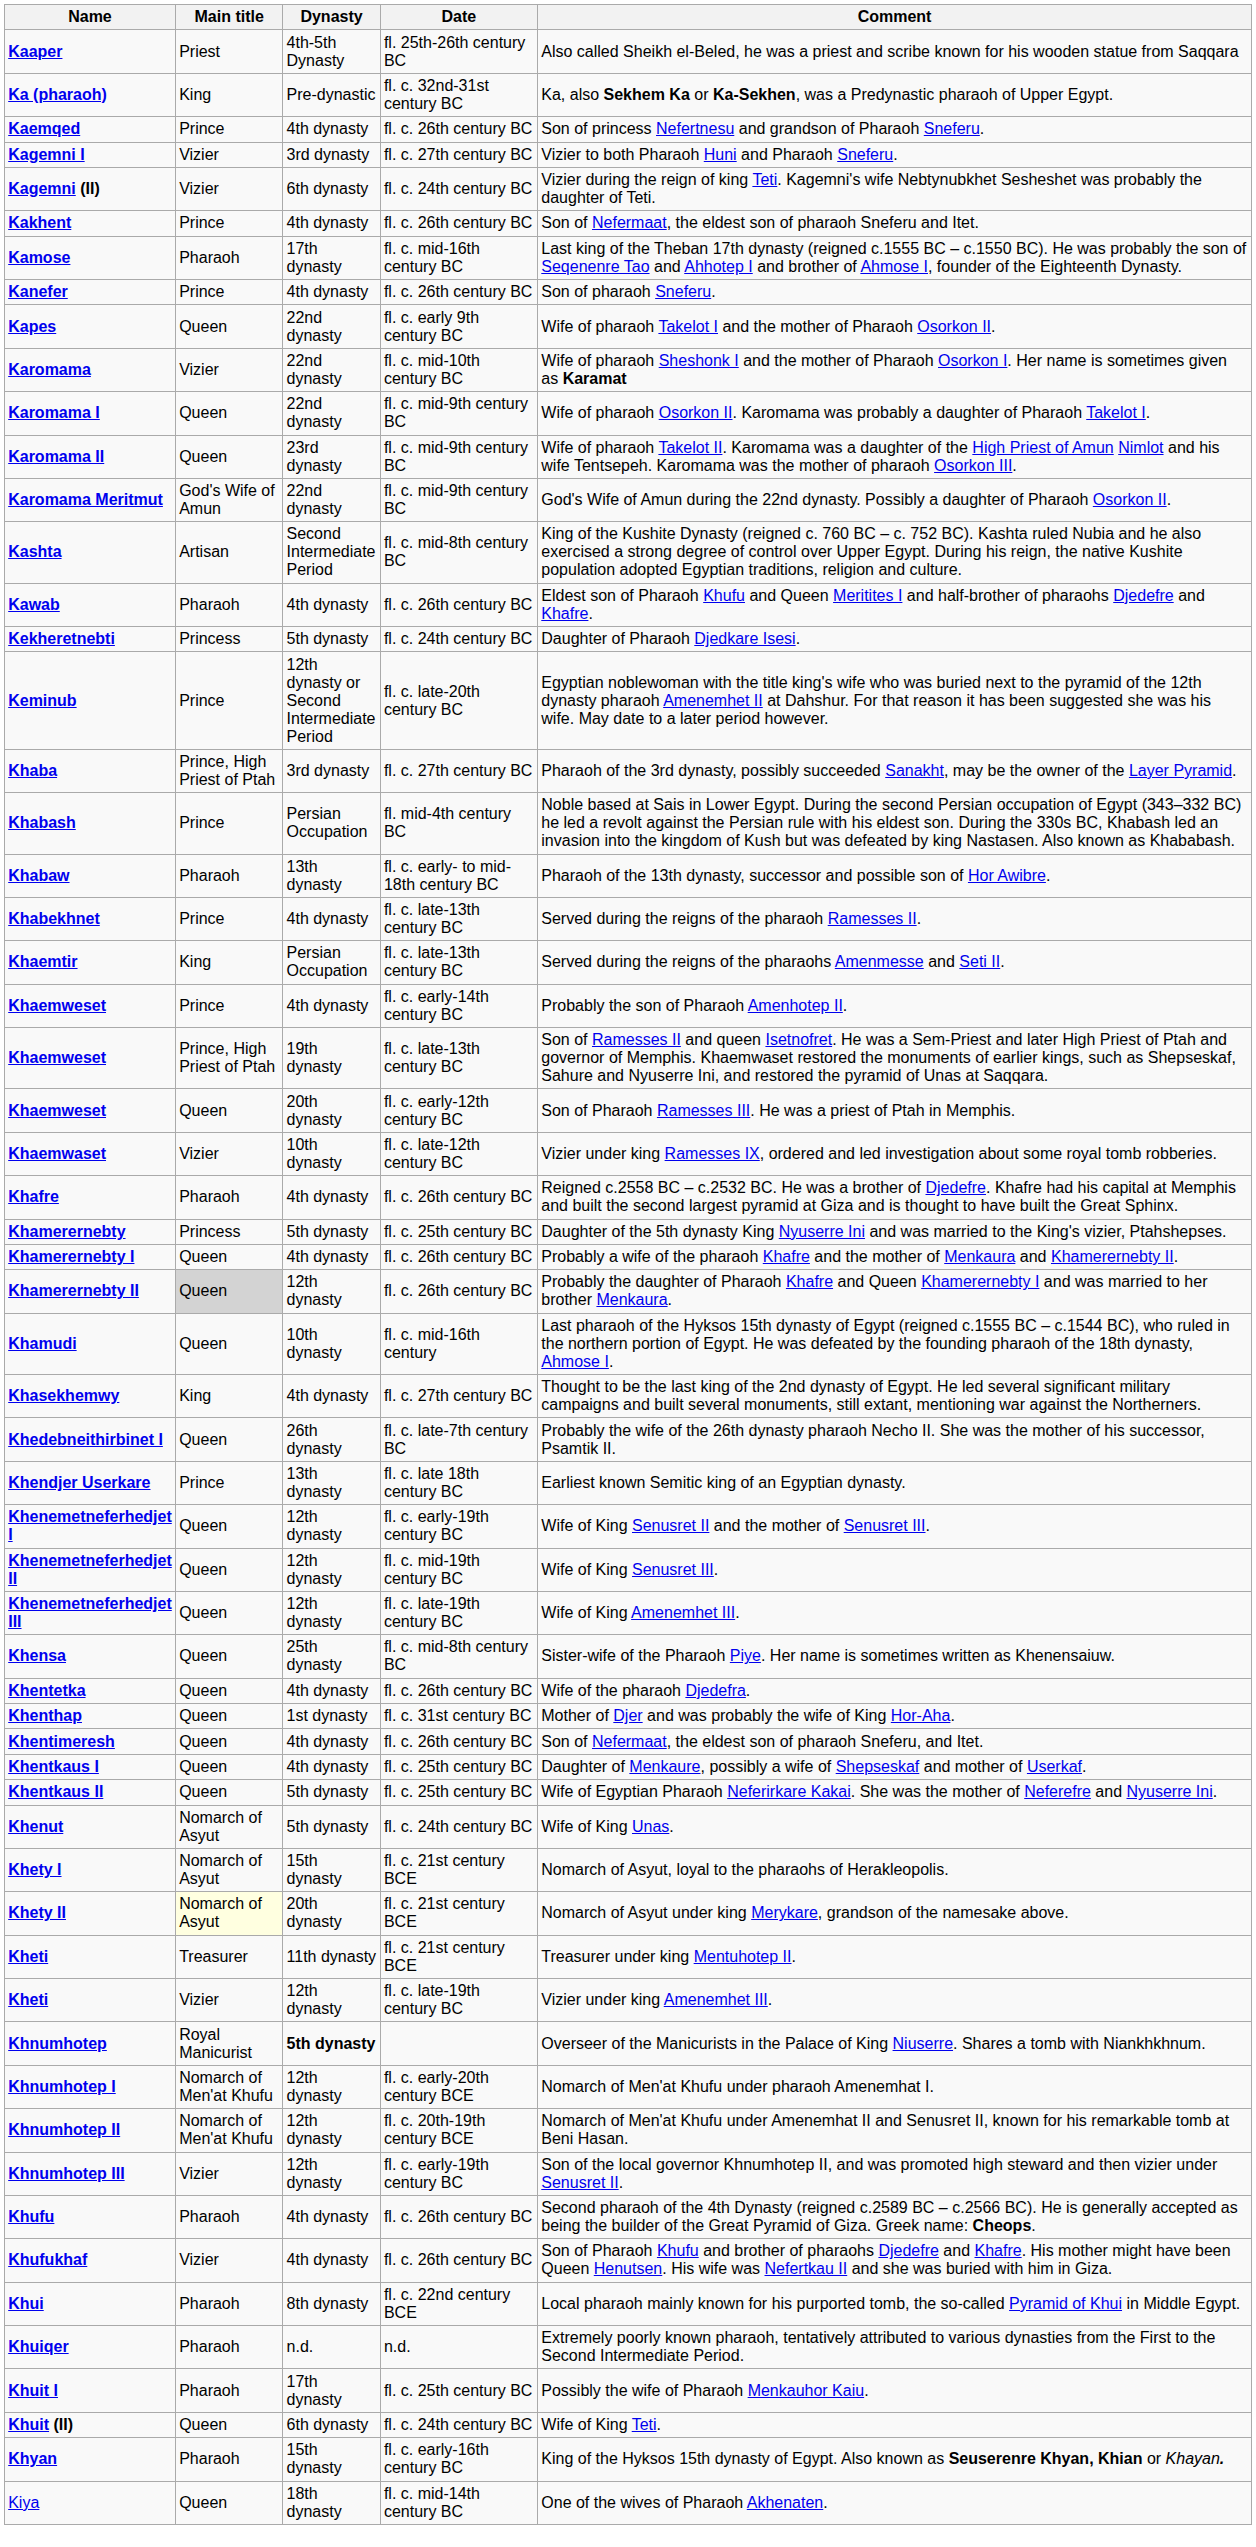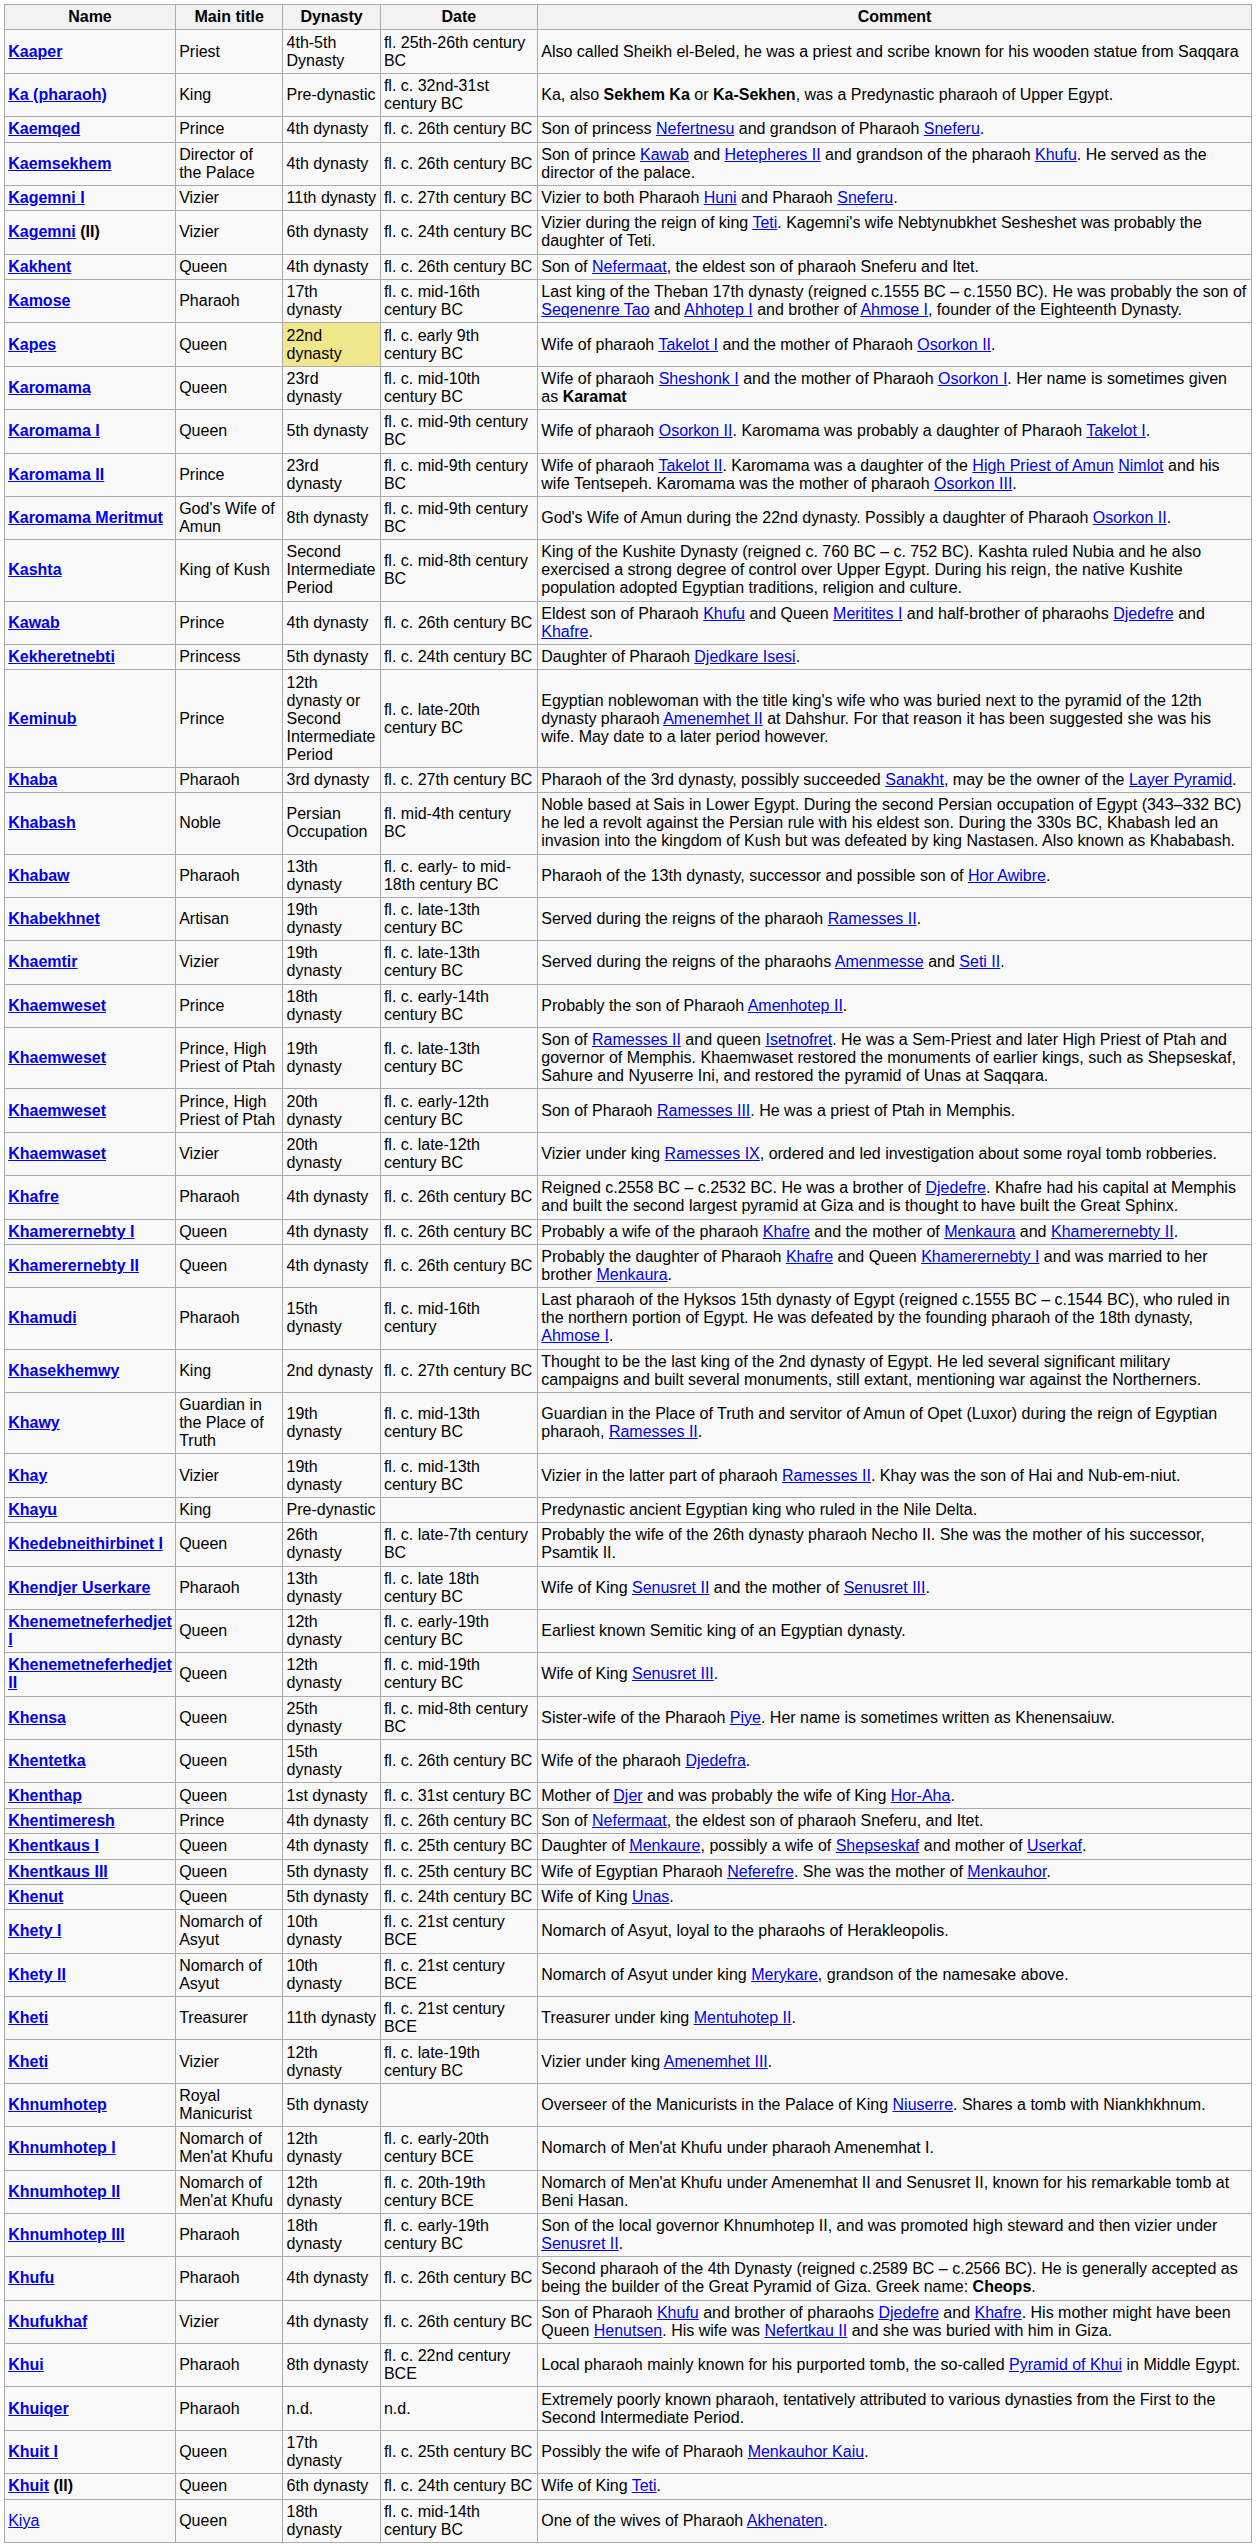+ row: (60, 163)
(328, 154) 3rd dynasty -> (331, 198) 11th dynasty
(202, 223) Prince -> (203, 266) Queen
- row: (38, 292)
(314, 326) no background -> (314, 344) khaki background
(199, 369) Vizier -> (203, 387) Queen
(314, 369) 22nd dynasty -> (314, 387) 23rd dynasty
(314, 413) 22nd dynasty -> (327, 431) 5th dynasty
(203, 456) Queen -> (202, 474) Prince
(314, 500) 22nd dynasty -> (327, 518) 8th dynasty
(204, 552) Artisan -> (225, 570) King of Kush
(209, 604) Pharaoh -> (202, 622) Prince
(227, 770) Prince, High Priest of Ptah -> (209, 779) Pharaoh
(202, 823) Prince -> (200, 823) Noble
(202, 919) Prince -> (204, 919) Artisan
(327, 919) 4th dynasty -> (314, 919) 19th dynasty
(195, 962) King -> (199, 962) Vizier
(327, 962) Persian Occupation -> (314, 962) 19th dynasty
(327, 1005) 4th dynasty -> (314, 1005) 18th dynasty
(203, 1110) Queen -> (227, 1110) Prince, High Priest of Ptah
(314, 1153) 10th dynasty -> (314, 1153) 20th dynasty
- row: (67, 1231)
(203, 1291) lightgrey background -> (203, 1266) no background
(314, 1291) 12th dynasty -> (327, 1266) 4th dynasty
(203, 1343) Queen -> (209, 1318) Pharaoh
(314, 1343) 10th dynasty -> (314, 1318) 15th dynasty
(327, 1396) 4th dynasty -> (330, 1370) 2nd dynasty
+ row: (34, 1423)
+ row: (28, 1475)
+ row: (33, 1509)
(202, 1482) Prince -> (209, 1587) Pharaoh
(723, 1482) Earliest known Semitic king of an Egyptian dynasty. -> (736, 1587) Wife of King Senusret II and the mother of Senusret III.
(736, 1526) Wife of King Senusret II and the mother of Senusret III. -> (723, 1631) Earliest known Semitic king of an Egyptian dynasty.
- row: (90, 1613)
(327, 1690) 4th dynasty -> (314, 1761) 15th dynasty
(203, 1741) Queen -> (202, 1820) Prince
- row: (56, 1792)
+ row: (58, 1871)
(221, 1826) Nomarch of Asyut -> (203, 1897) Queen
(314, 1870) 15th dynasty -> (314, 1931) 10th dynasty
(221, 1913) lightyellow background -> (221, 1974) no background
(314, 1913) 20th dynasty -> (314, 1974) 10th dynasty
(331, 2043) bold -> (327, 2104) normal
(199, 2173) Vizier -> (209, 2235) Pharaoh
(314, 2173) 12th dynasty -> (314, 2235) 18th dynasty
(209, 2390) Pharaoh -> (203, 2451) Queen
- row: (33, 2459)
